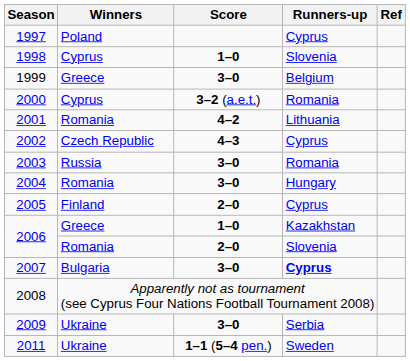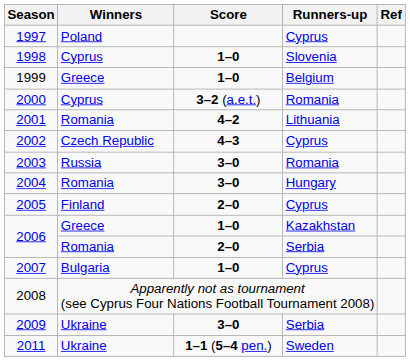(228, 78) 3–0 -> (228, 78) 1–0
(311, 246) Slovenia -> (305, 246) Serbia
(228, 267) 3–0 -> (228, 267) 1–0
(309, 267) bold -> (307, 267) normal
